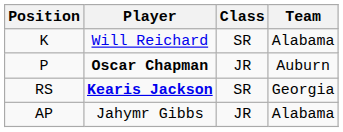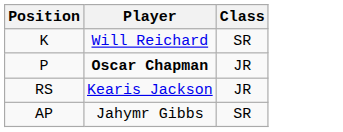- column: (303, 17)
(150, 90) bold -> (150, 90) normal
(242, 90) SR -> (242, 90) JR
(242, 114) JR -> (242, 114) SR
